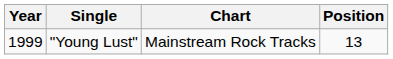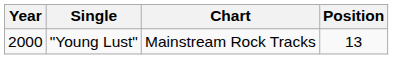(25, 41) 1999 -> (25, 41) 2000
